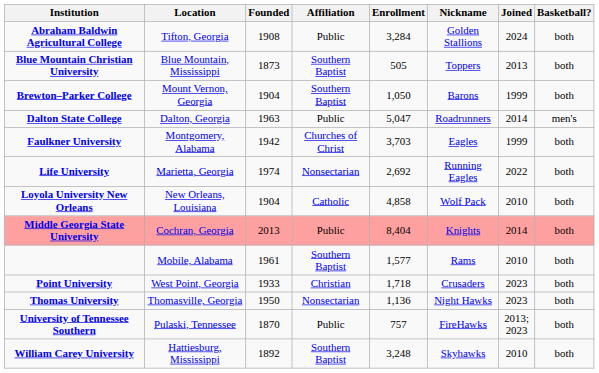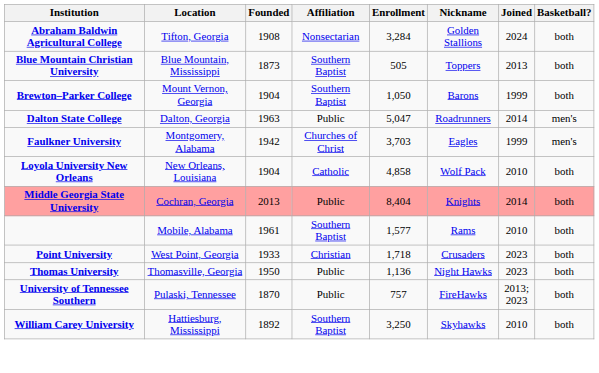(331, 36) Public -> (331, 36) Nonsectarian
(564, 142) both -> (564, 142) men's
- row: (74, 171)
(331, 300) Nonsectarian -> (331, 271) Public
(398, 353) 3,248 -> (398, 324) 3,250
